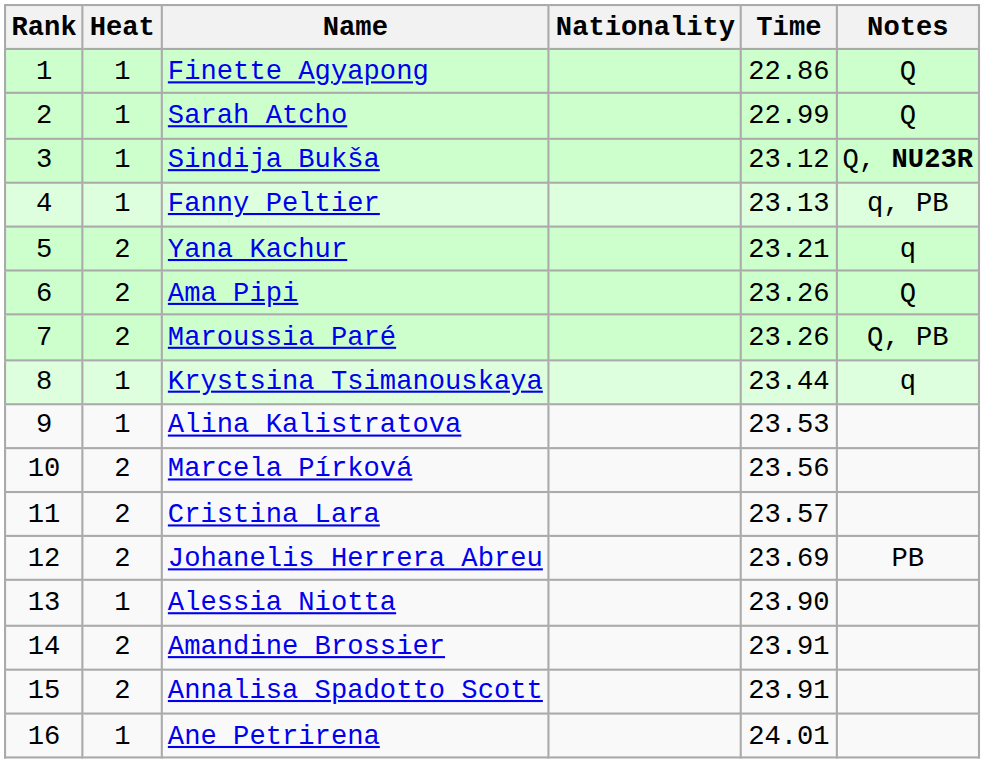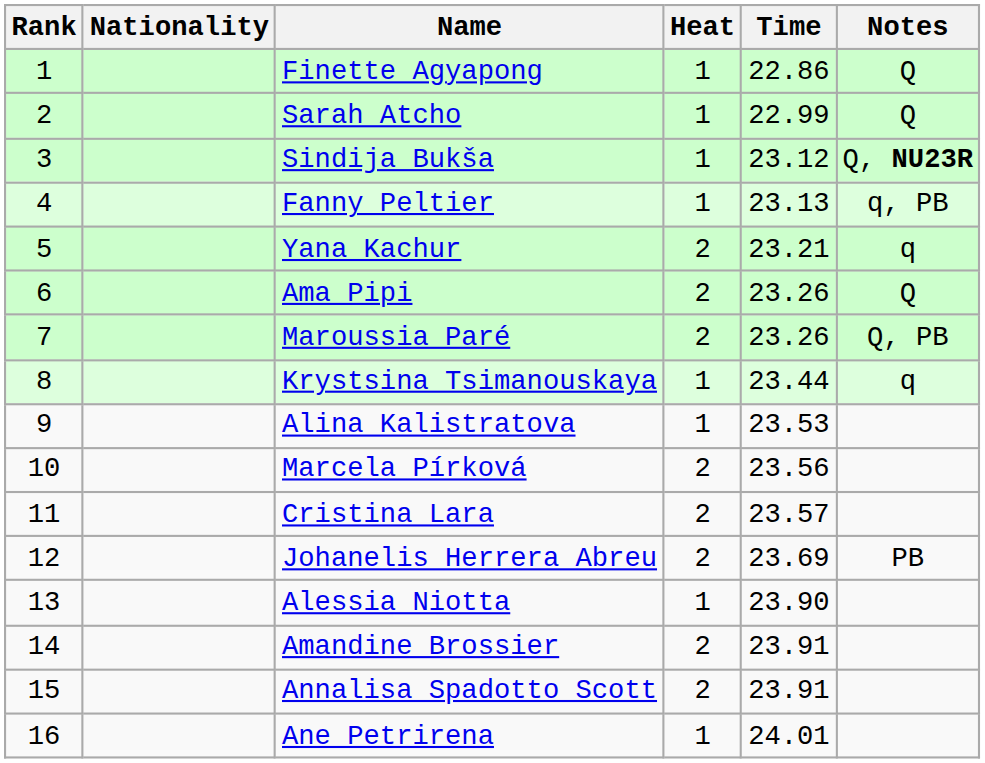columns swapped: (122, 27) <-> (646, 27)
